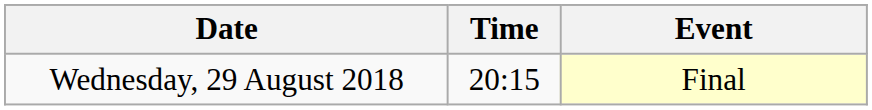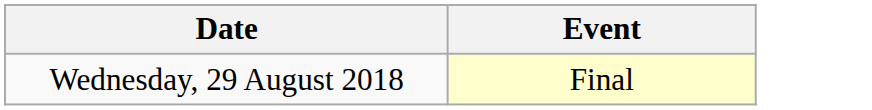- column: (504, 29)
